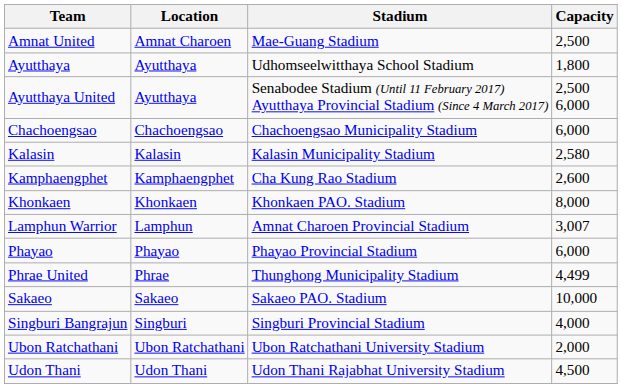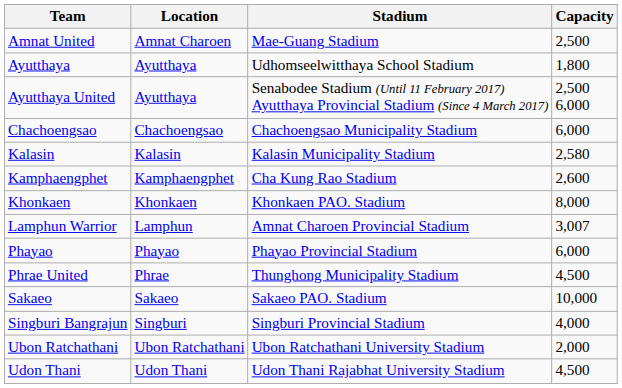(573, 274) 4,499 -> (573, 274) 4,500
